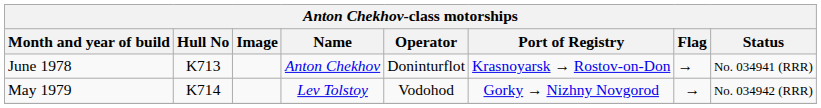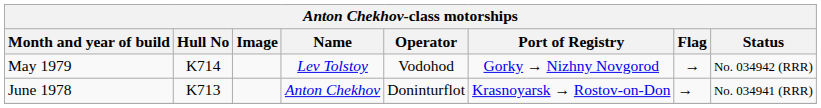rows swapped: (40, 66) <-> (40, 90)
